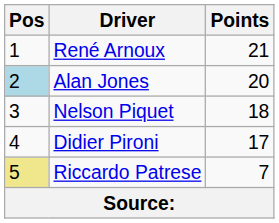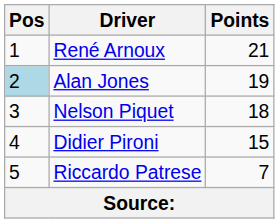(259, 81) 20 -> (259, 81) 19
(259, 142) 17 -> (259, 142) 15
(14, 173) khaki background -> (14, 173) no background
